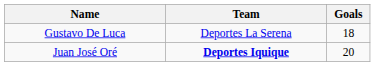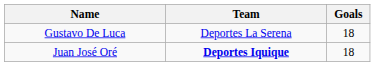(348, 52) 20 -> (348, 52) 18
